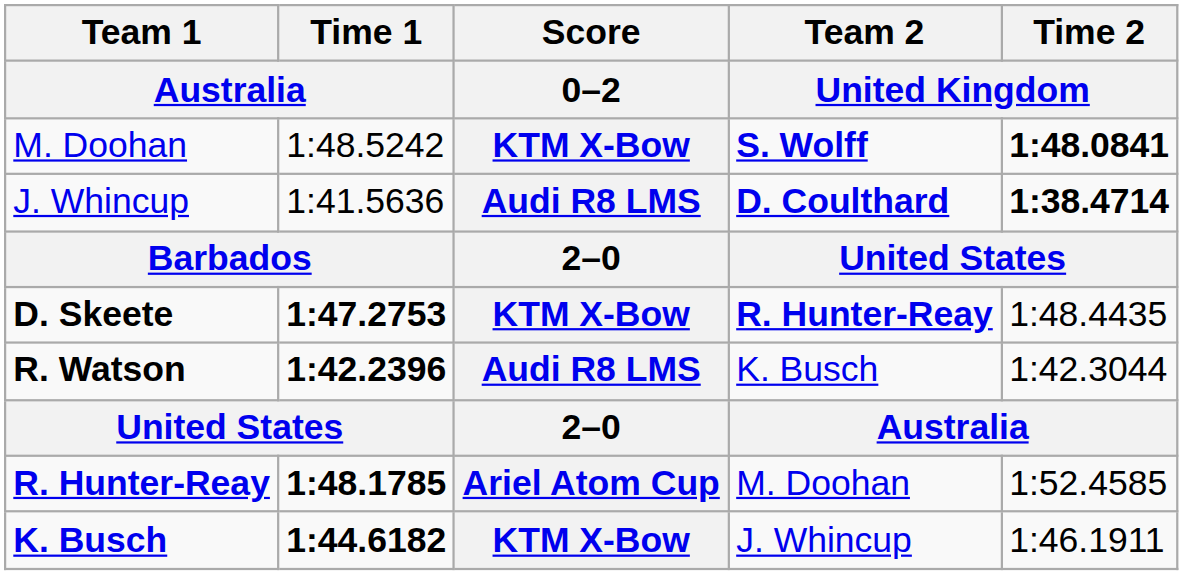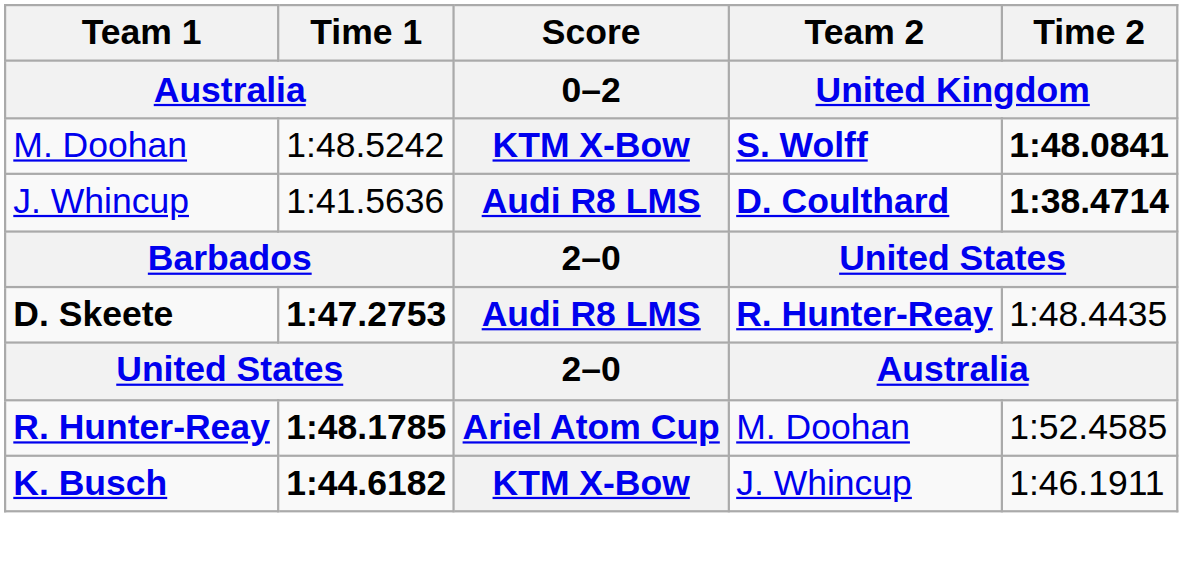(591, 314) KTM X-Bow -> (591, 314) Audi R8 LMS
- row: (99, 370)
